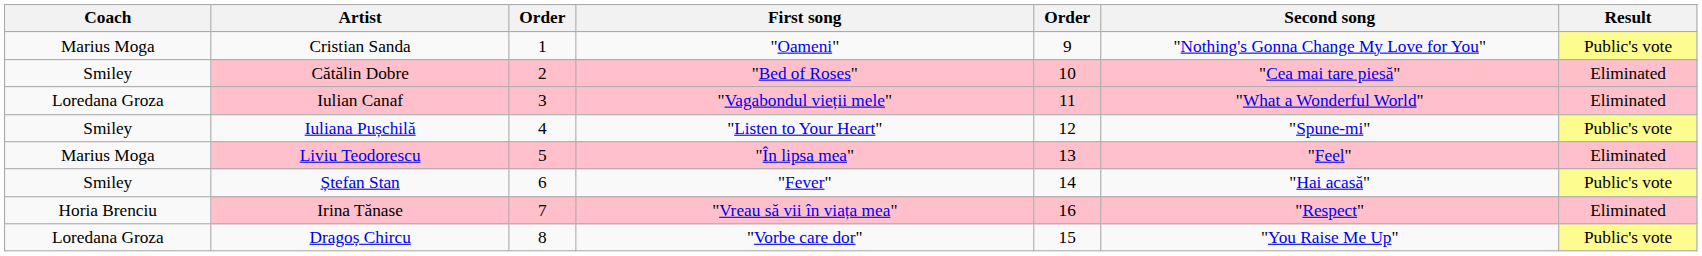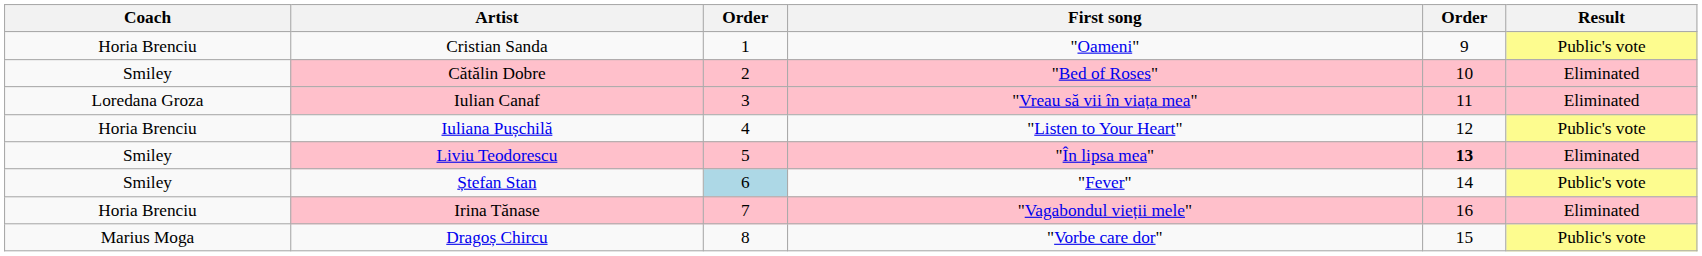- column: (1330, 18)
(108, 45) Marius Moga -> (147, 45) Horia Brenciu
(805, 100) "Vagabondul vieții mele" -> (1105, 100) "Vreau să vii în viața mea"
(108, 127) Smiley -> (147, 127) Horia Brenciu
(108, 155) Marius Moga -> (147, 155) Smiley
(1067, 155) normal -> (1464, 155) bold
(542, 182) no background -> (745, 182) lightblue background
(805, 210) "Vreau să vii în viața mea" -> (1105, 210) "Vagabondul vieții mele"
(108, 237) Loredana Groza -> (147, 237) Marius Moga
